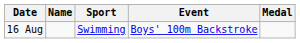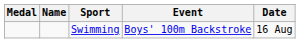columns swapped: (277, 13) <-> (25, 13)
